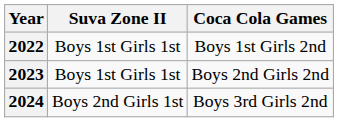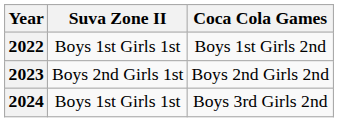(118, 74) Boys 1st Girls 1st -> (118, 74) Boys 2nd Girls 1st
(118, 102) Boys 2nd Girls 1st -> (118, 102) Boys 1st Girls 1st
